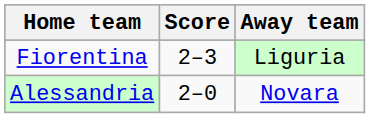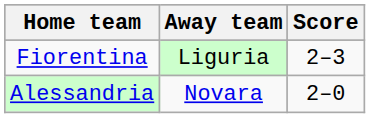columns swapped: (197, 23) <-> (300, 23)
